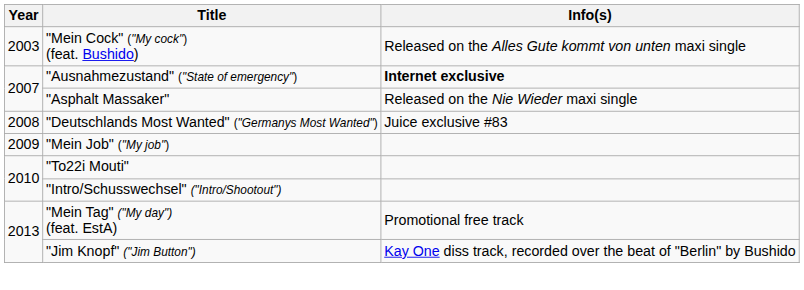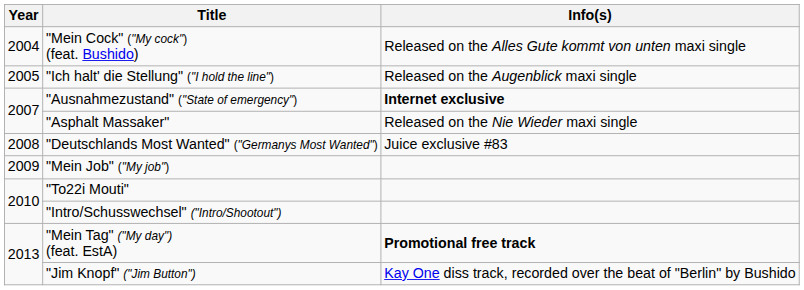(24, 46) 2003 -> (24, 46) 2004
+ row: (160, 76)
(454, 220) normal -> (460, 243) bold
